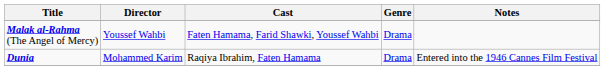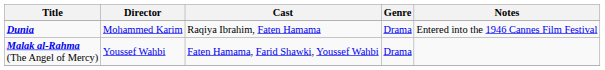rows swapped: (20, 57) <-> (52, 35)
